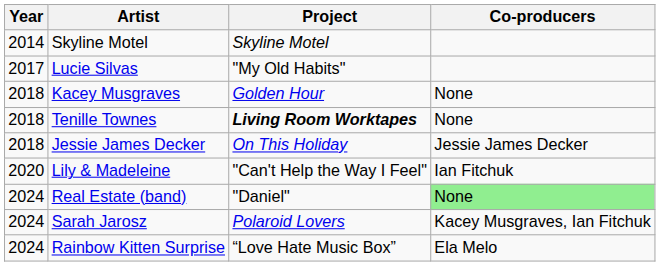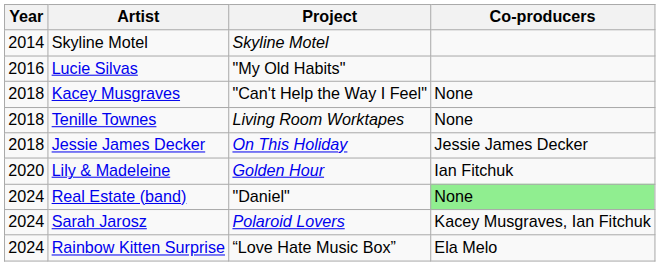(26, 68) 2017 -> (26, 68) 2016
(278, 94) Golden Hour -> (330, 94) "Can't Help the Way I Feel"
(325, 119) bold -> (318, 119) normal
(330, 171) "Can't Help the Way I Feel" -> (278, 171) Golden Hour
